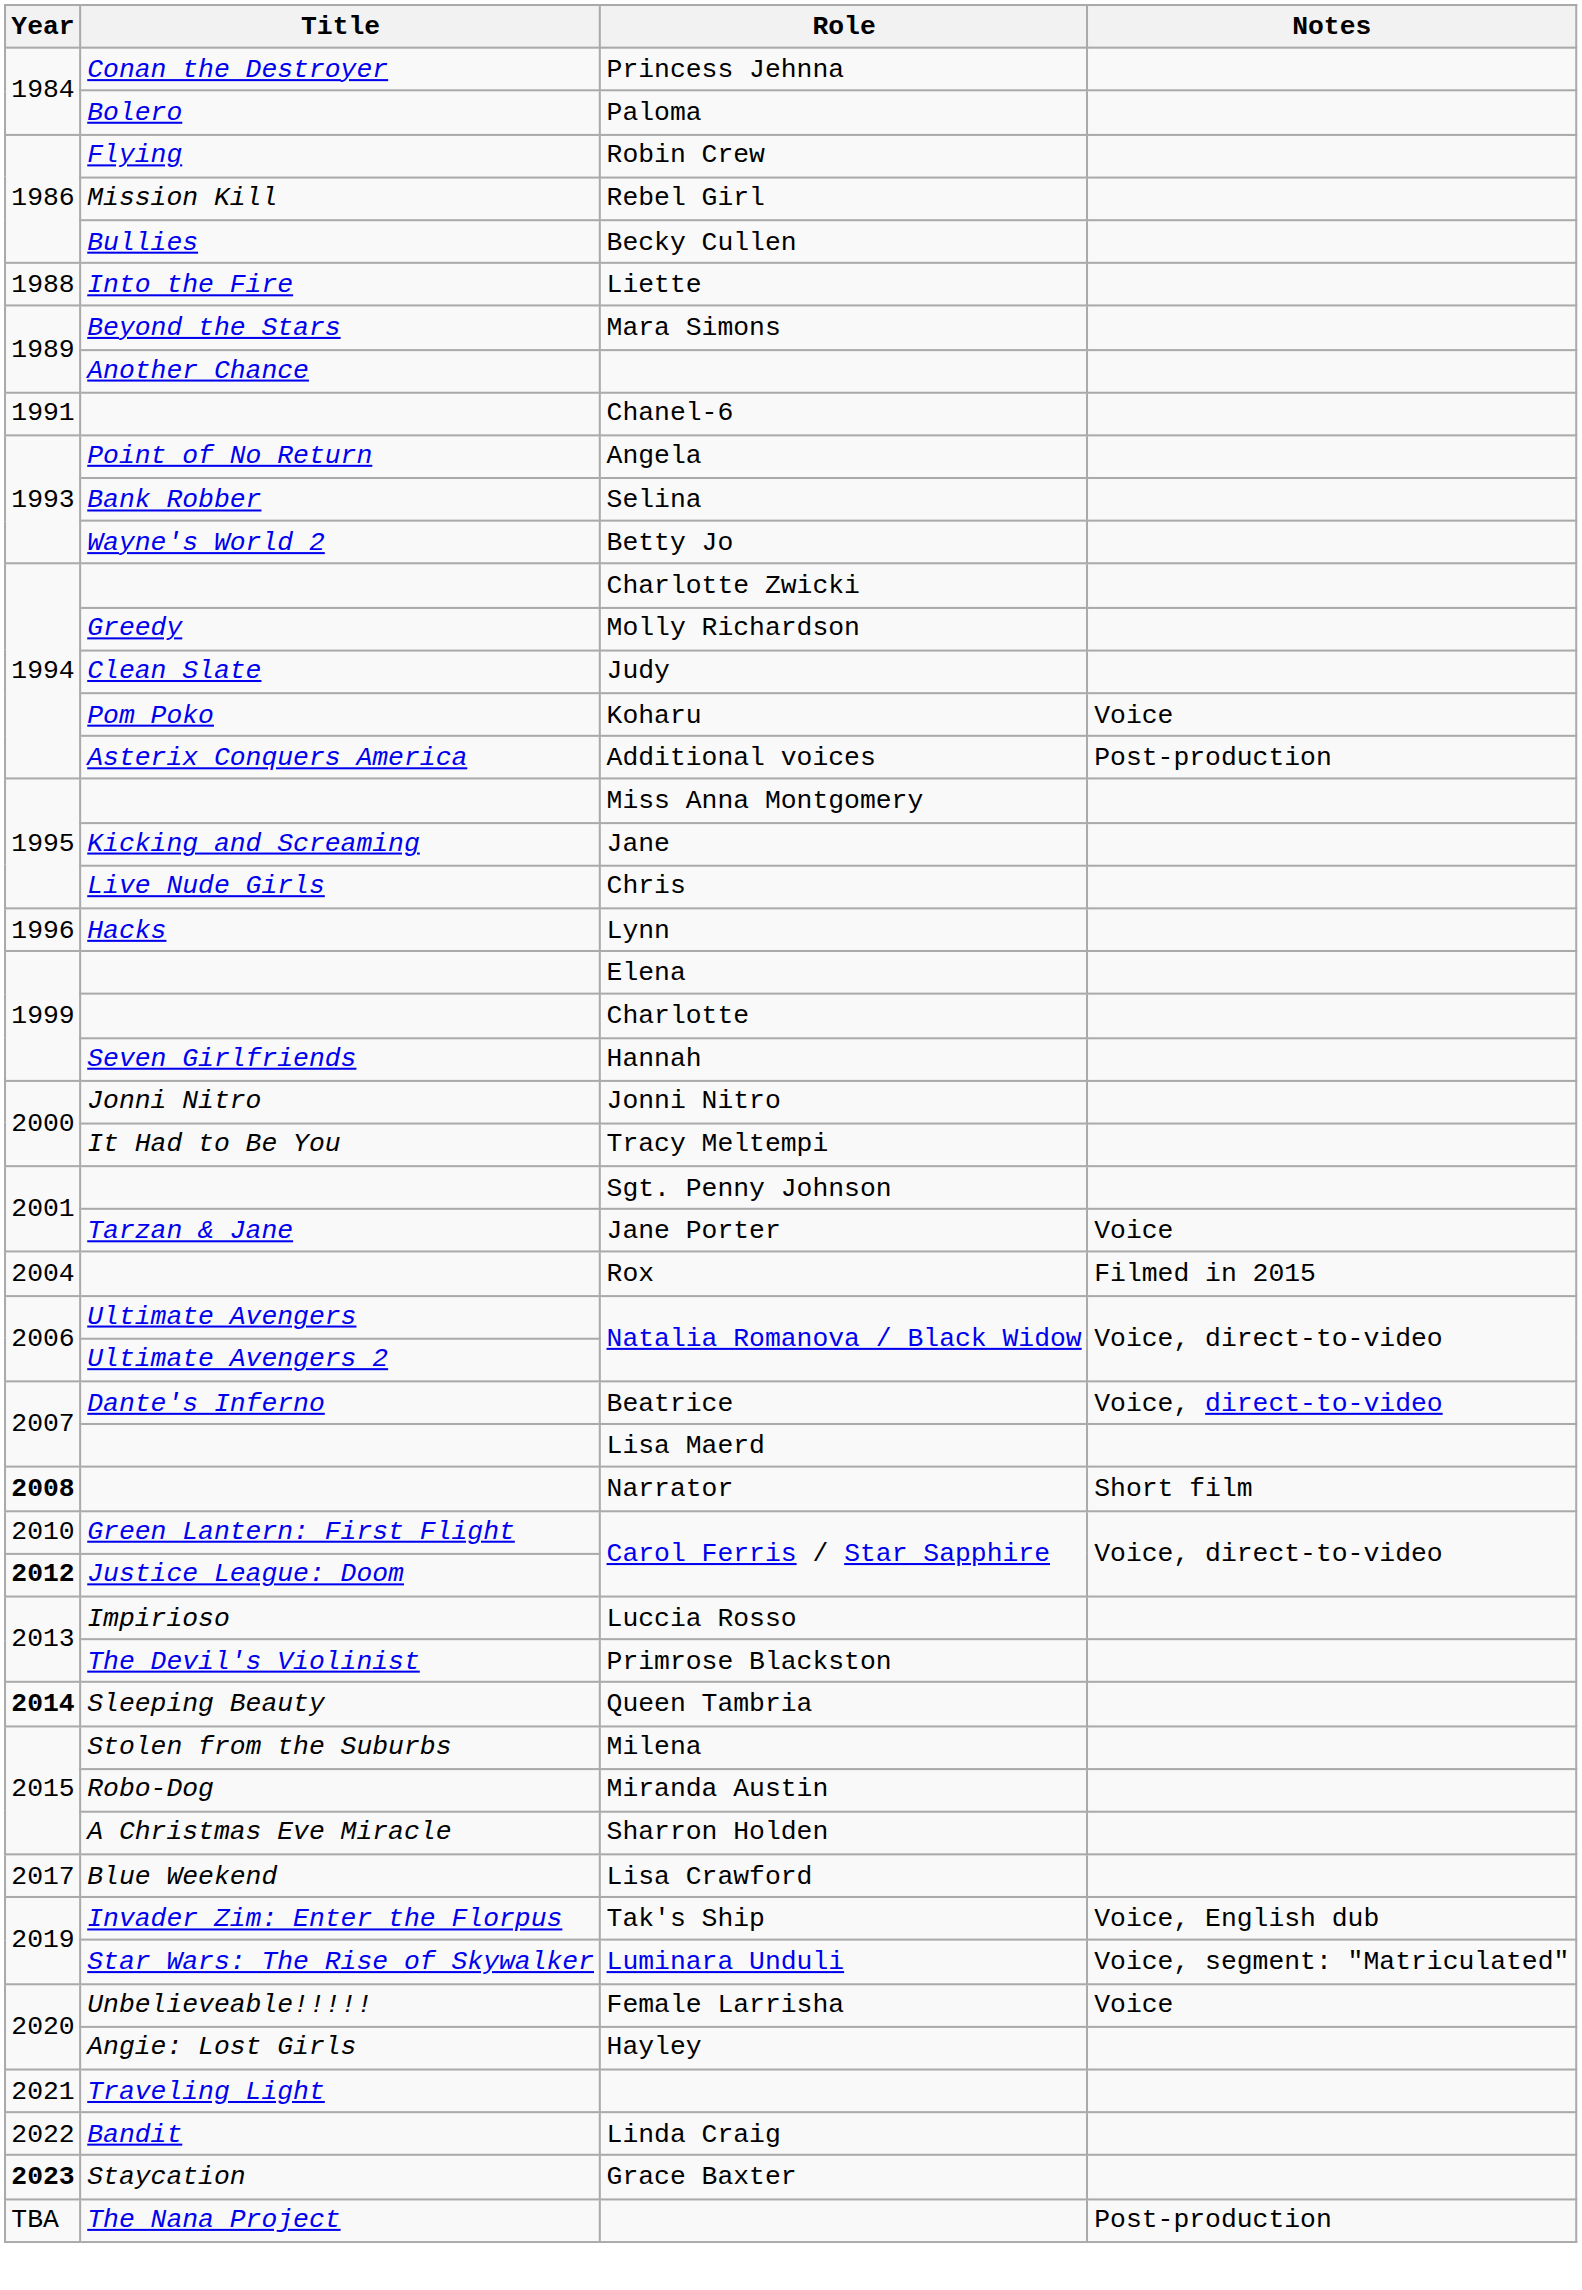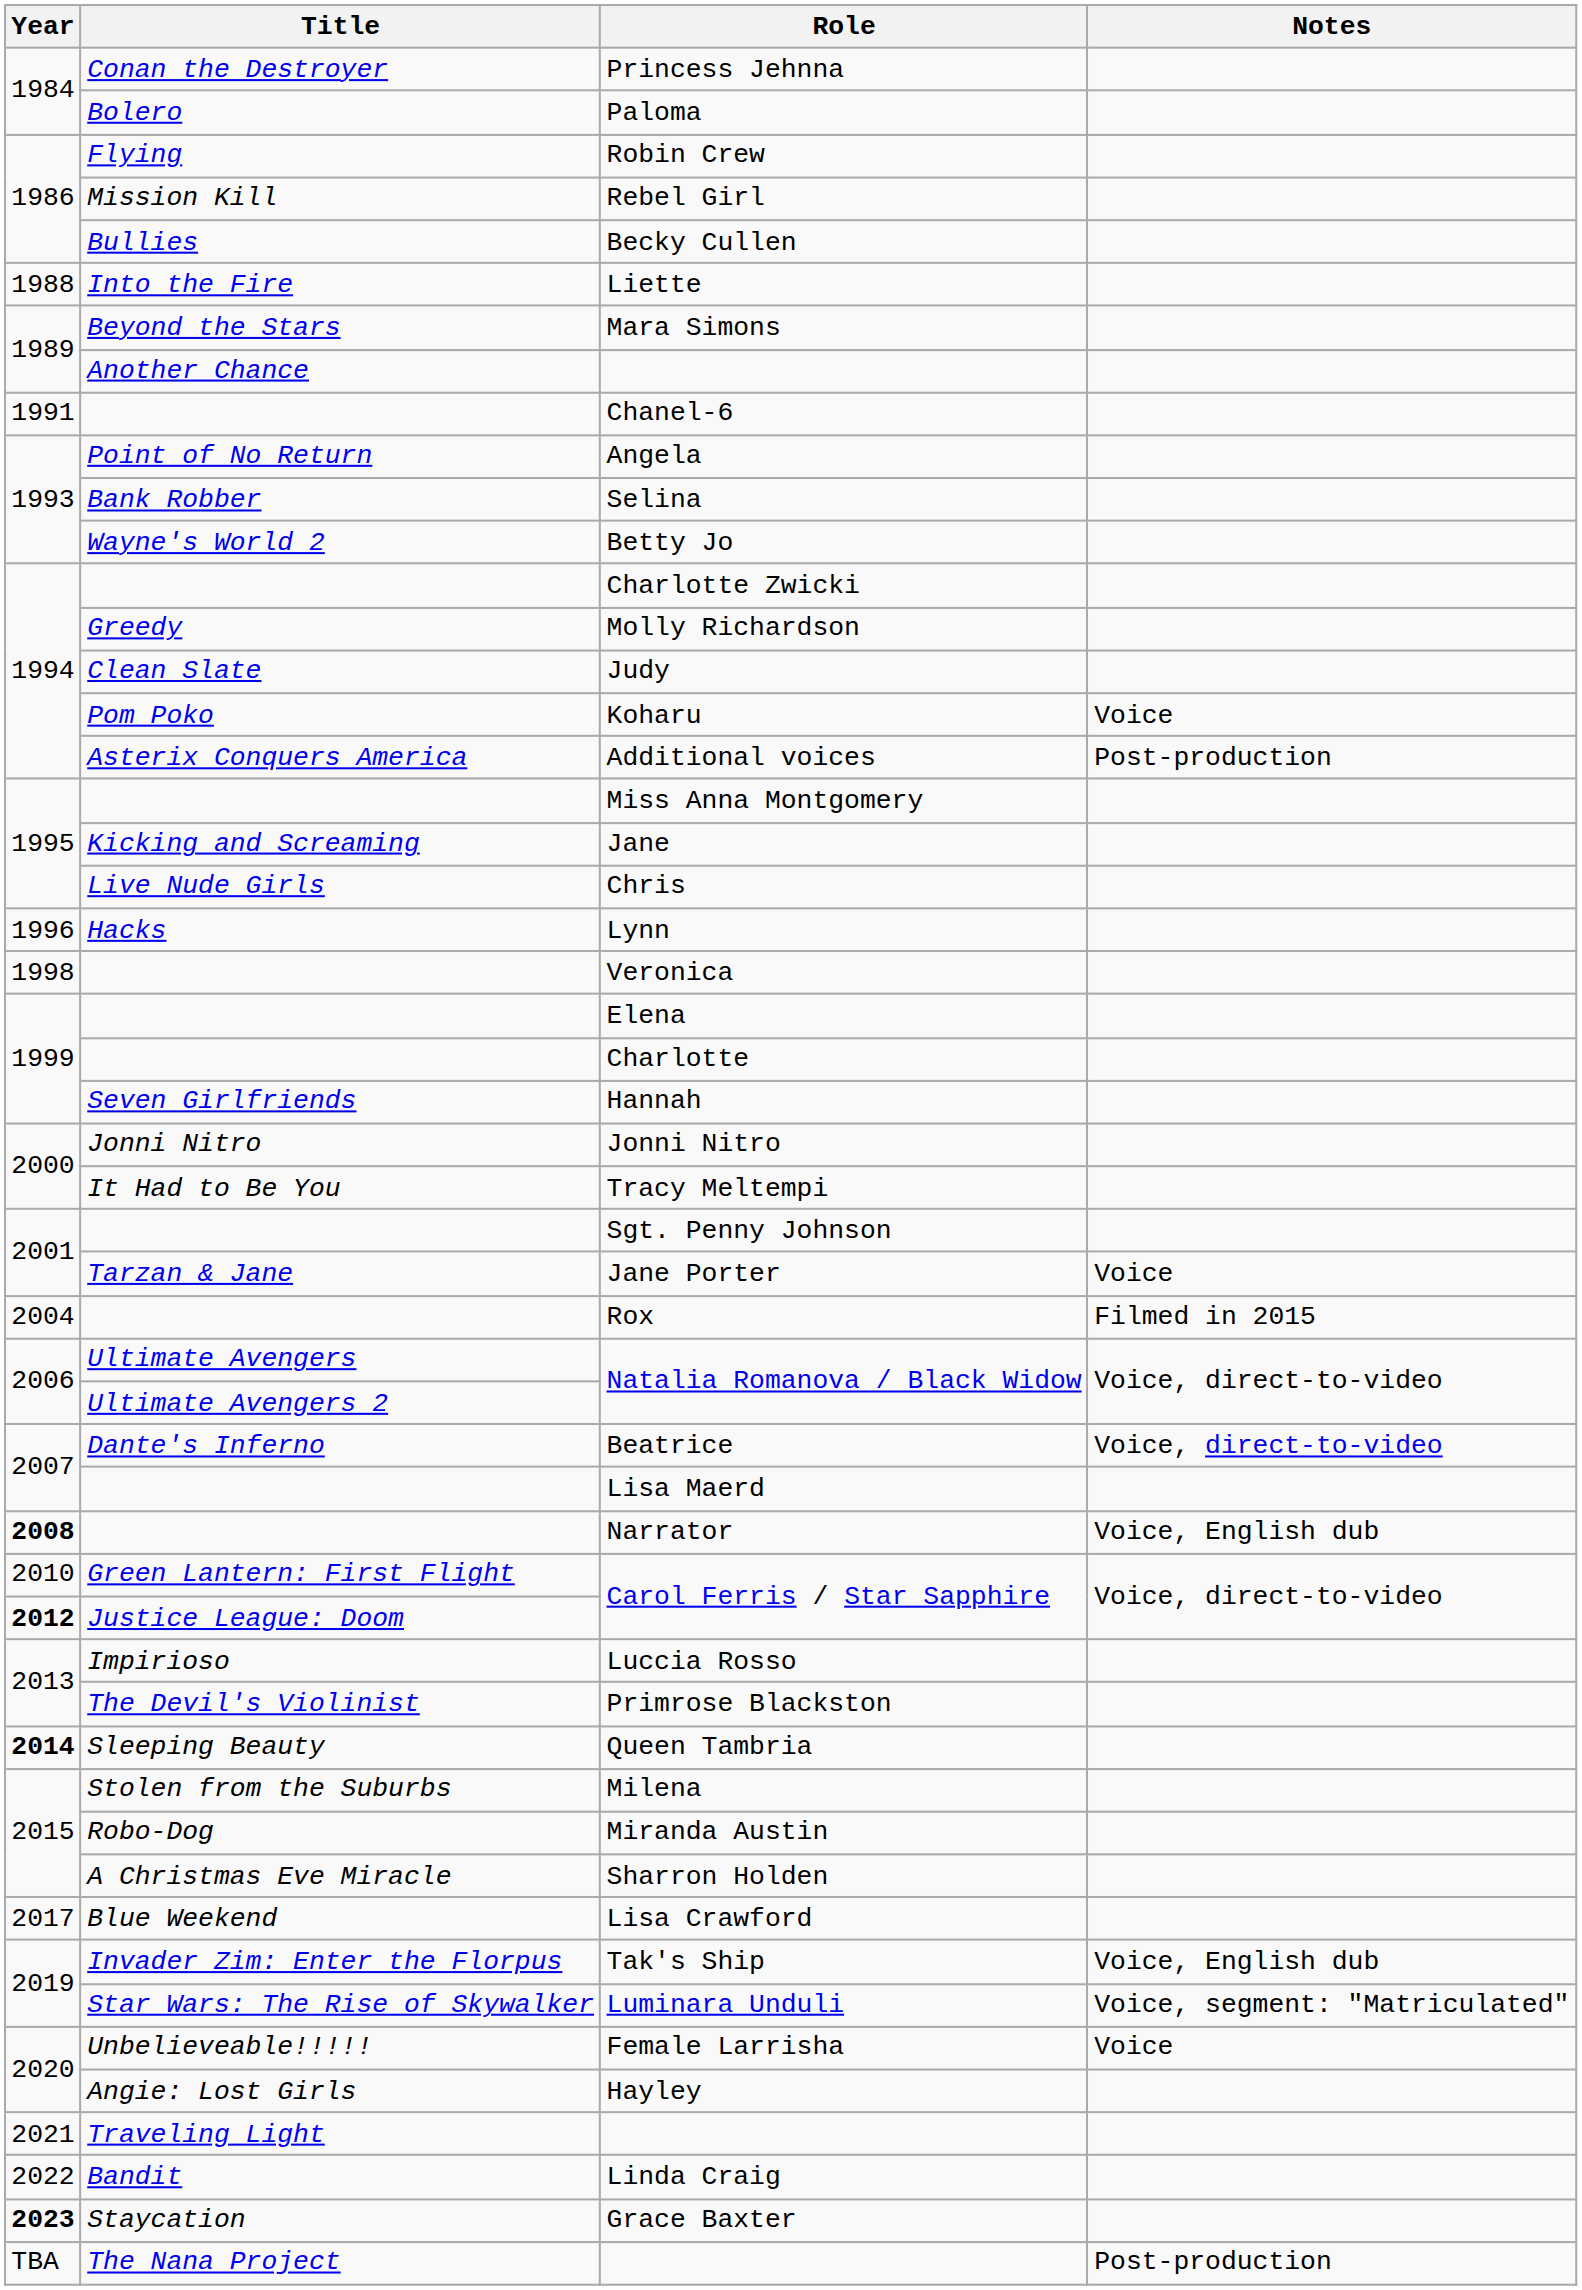+ row: (341, 973)
(1173, 1489) Short film -> (1237, 1532) Voice, English dub
